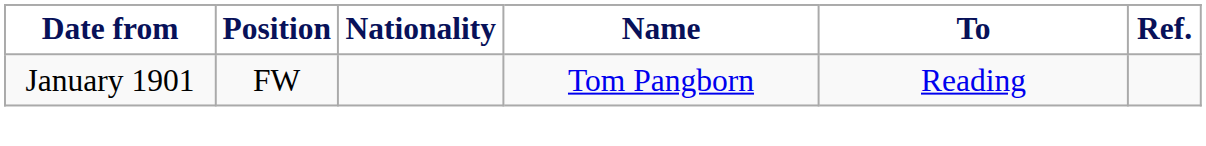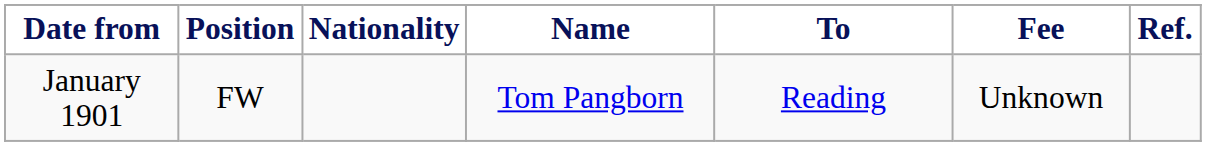+ column: (1041, 29)
